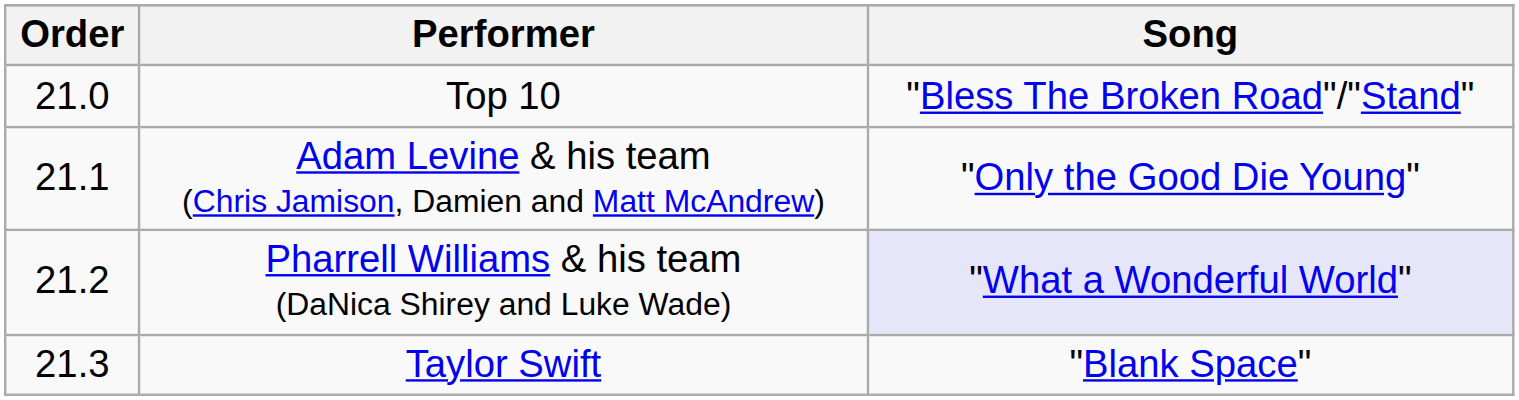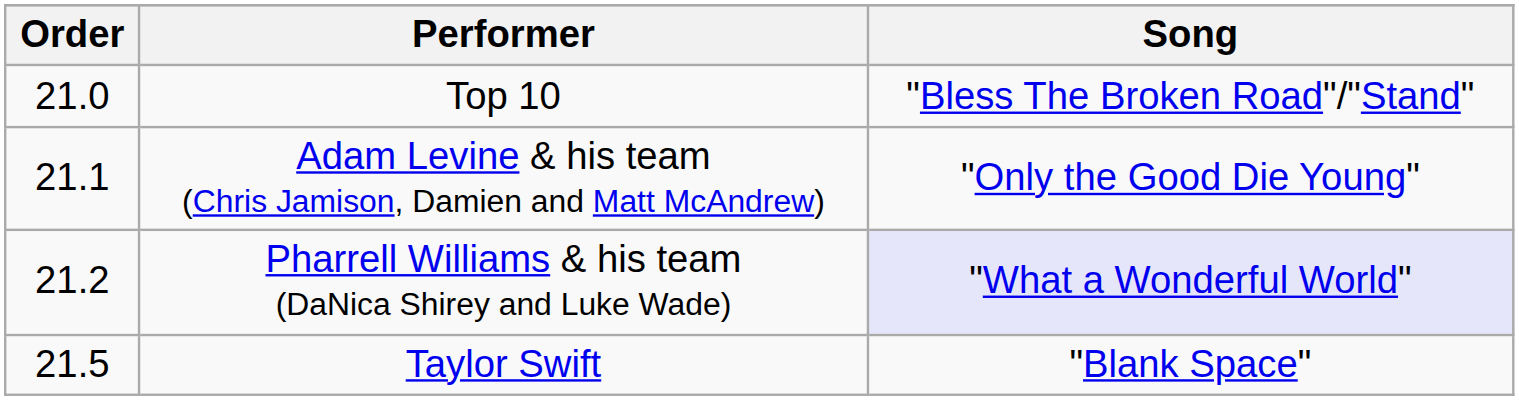(72, 363) 21.3 -> (72, 363) 21.5
